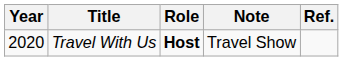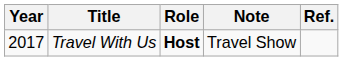(26, 42) 2020 -> (26, 42) 2017
